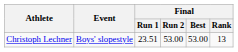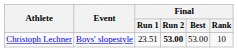(173, 40) normal -> (173, 40) bold
(222, 40) 13 -> (222, 40) 10
